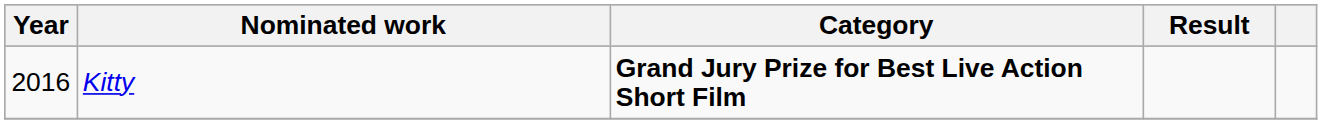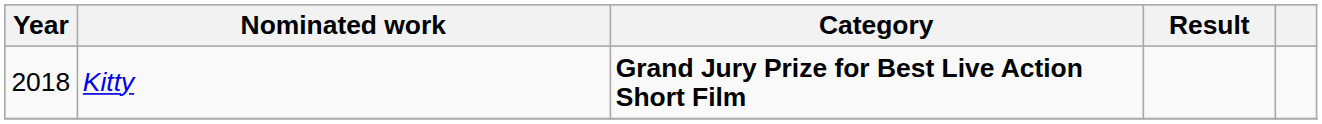(41, 82) 2016 -> (41, 82) 2018
